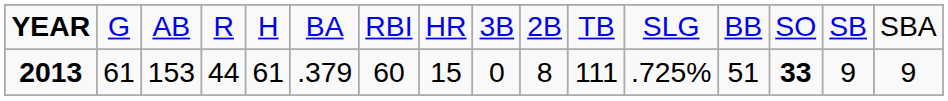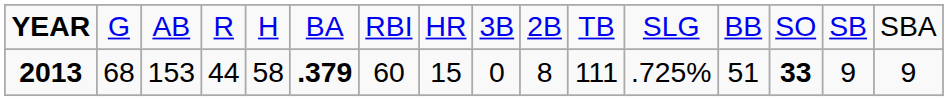(119, 71) 61 -> (119, 71) 68
(268, 71) 61 -> (268, 71) 58
(325, 71) normal -> (325, 71) bold
